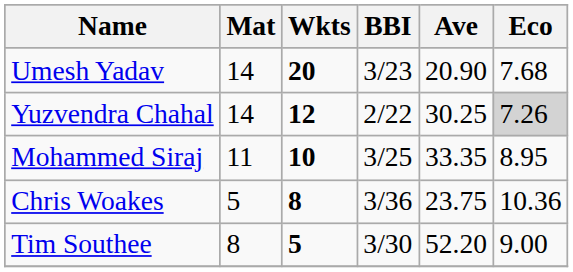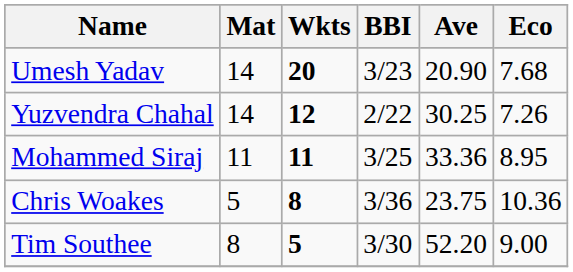(524, 113) lightgrey background -> (524, 113) no background
(302, 157) 10 -> (301, 157) 11
(456, 157) 33.35 -> (456, 157) 33.36
